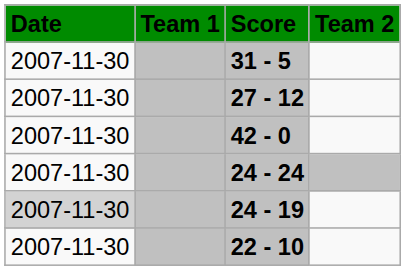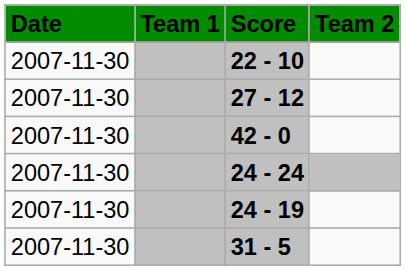rows swapped: (261, 61) <-> (267, 247)
(70, 210) lightgrey background -> (70, 210) no background
